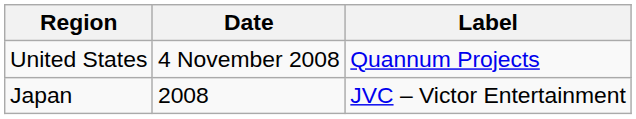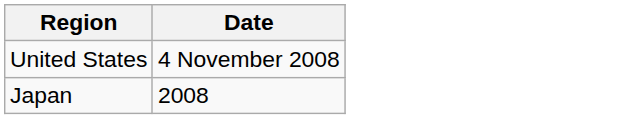- column: (488, 22)
